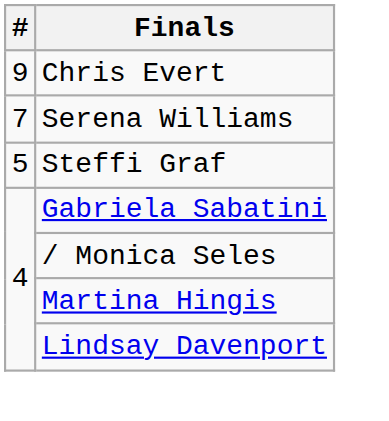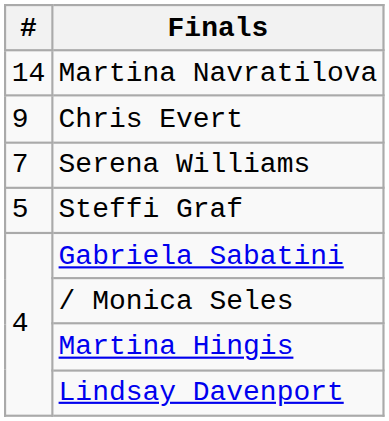+ row: (218, 73)
